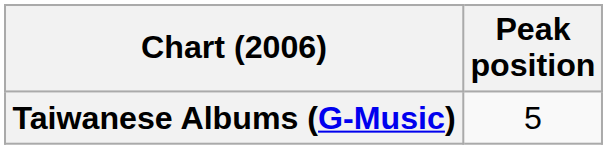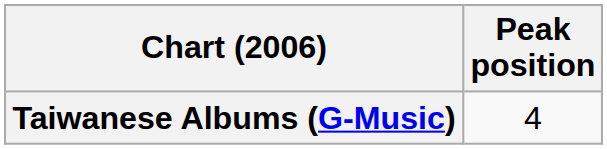(533, 117) 5 -> (533, 117) 4
